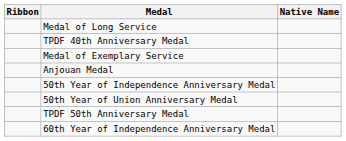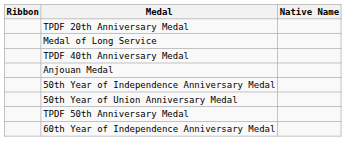+ row: (116, 26)
- row: (113, 56)
